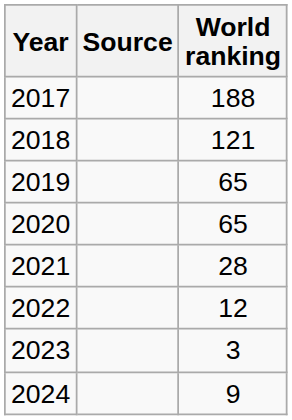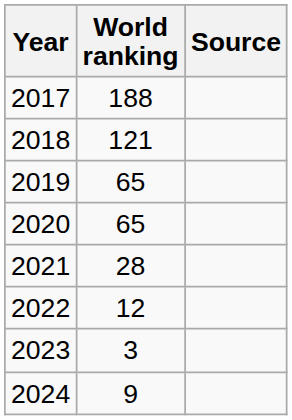columns swapped: (233, 41) <-> (128, 41)
